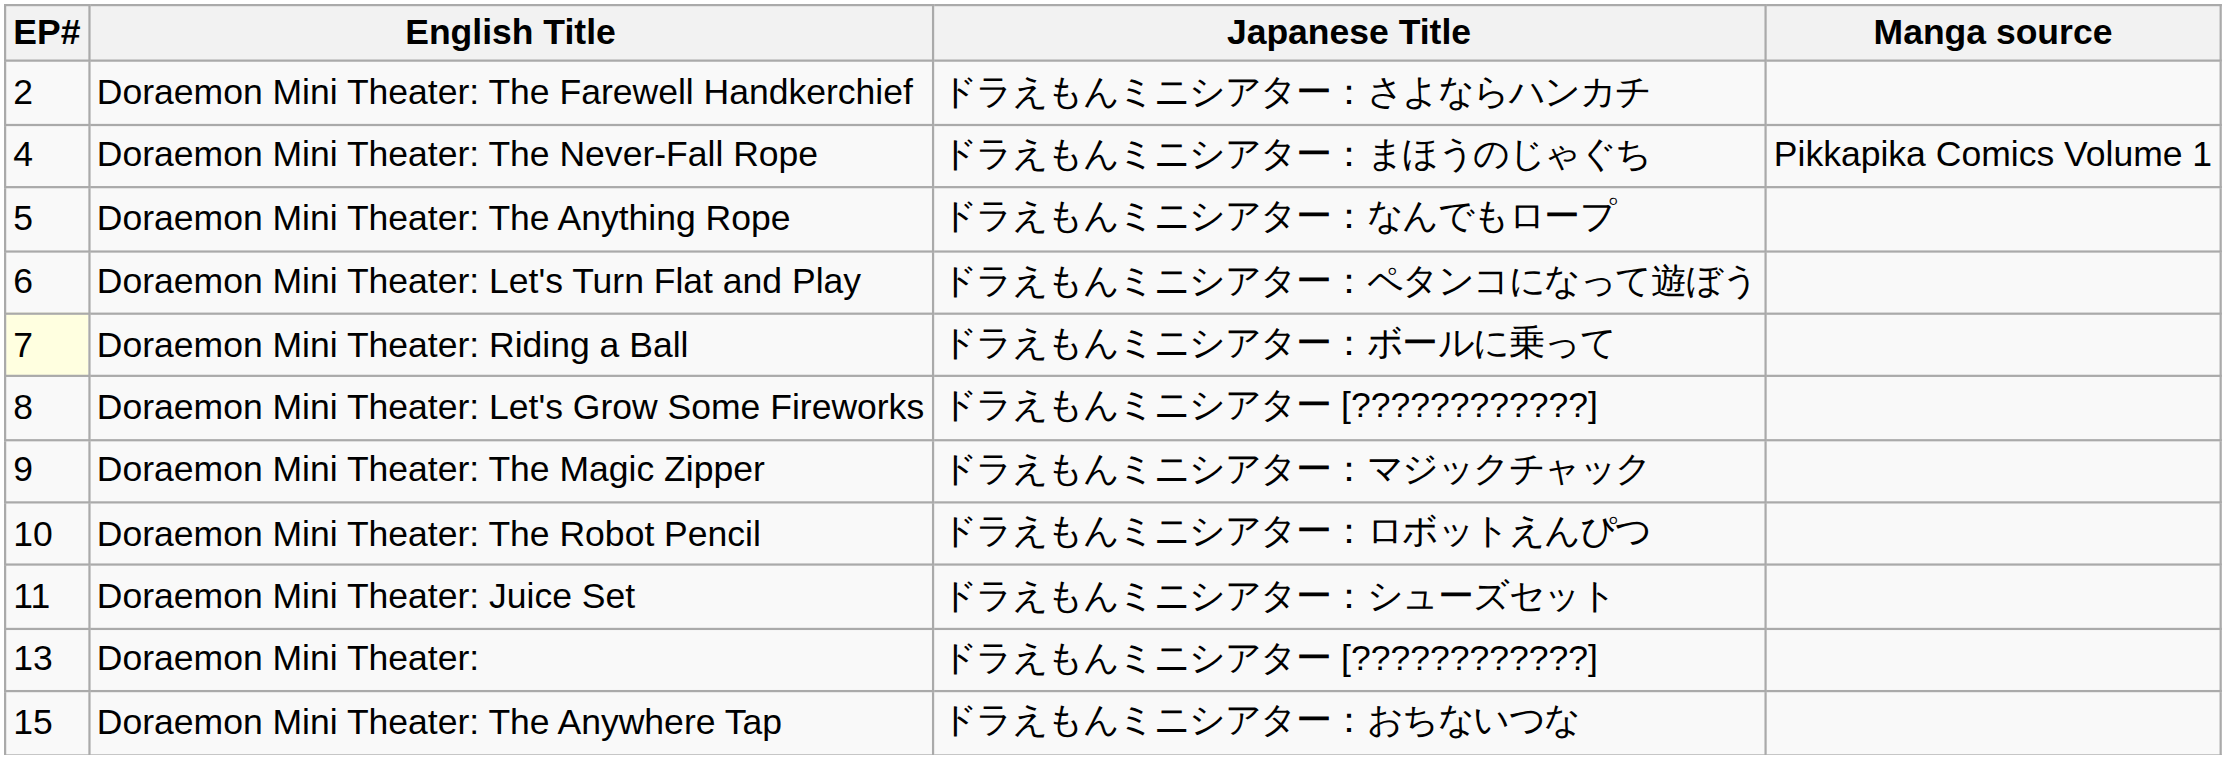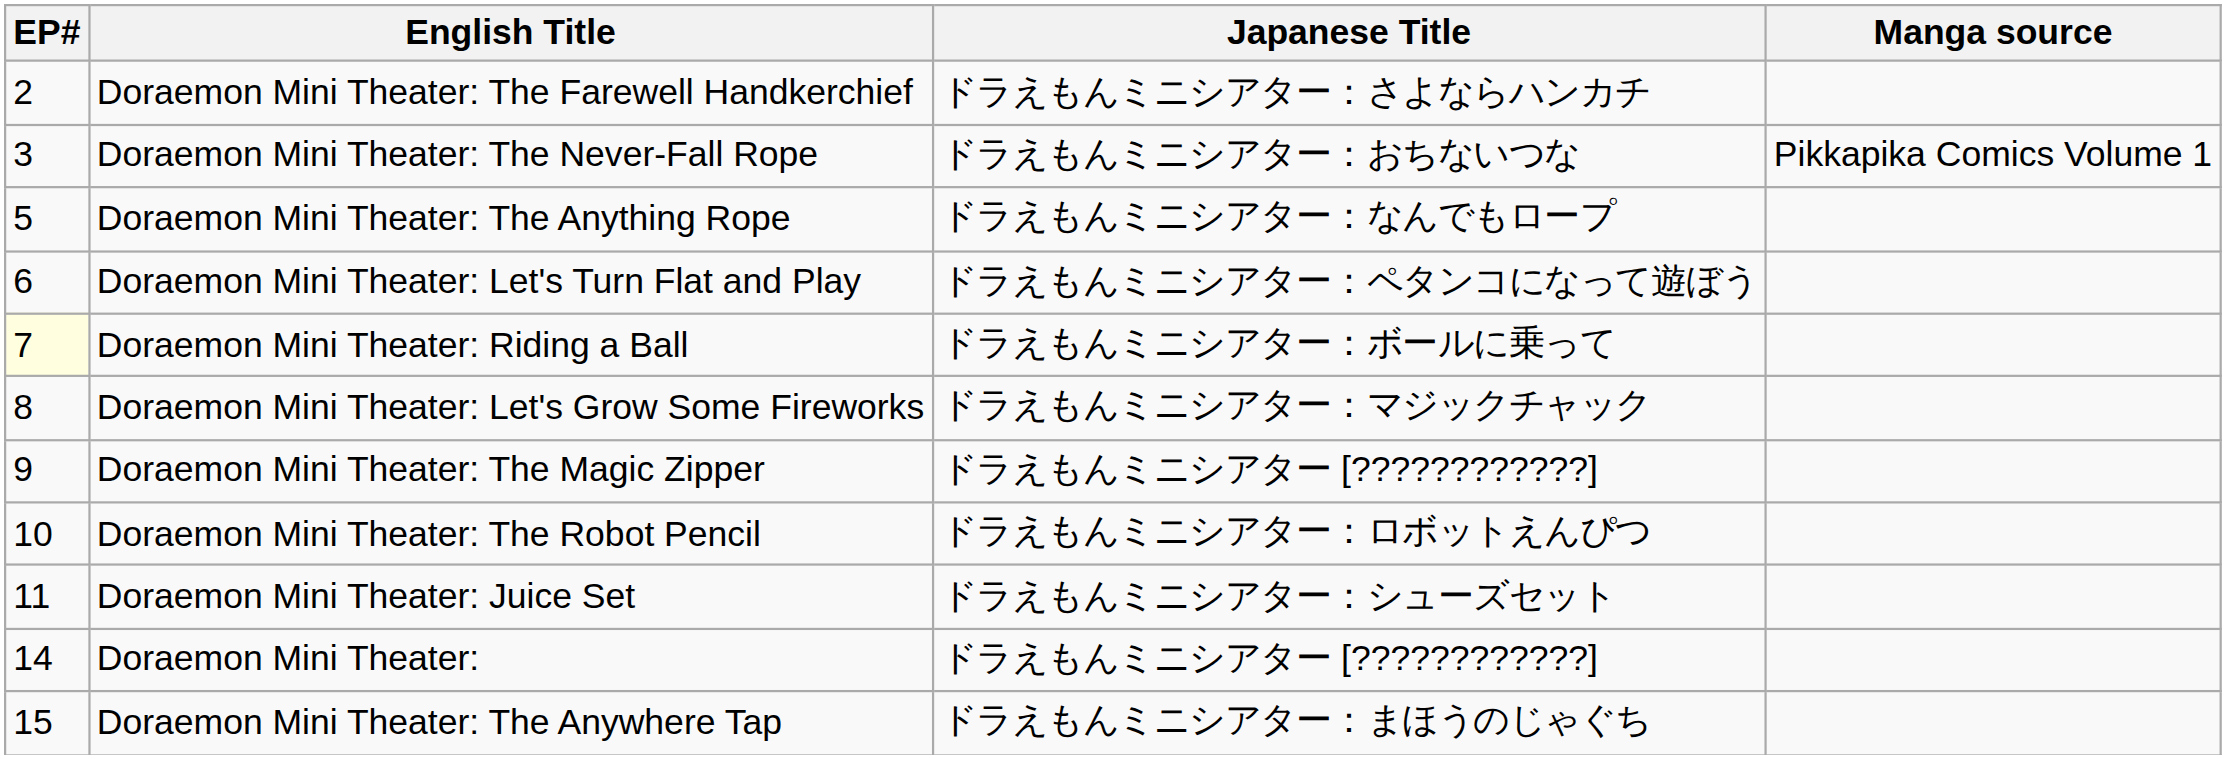(23, 155) 4 -> (23, 155) 3
(1296, 154) ドラえもんミニシアター：まほうのじゃぐち -> (1260, 154) ドラえもんミニシアター：おちないつな
(1269, 406) ドラえもんミニシアター [????????????] -> (1296, 406) ドラえもんミニシアター：マジックチャック
(1296, 469) ドラえもんミニシアター：マジックチャック -> (1269, 469) ドラえもんミニシアター [????????????]
(33, 659) 13 -> (33, 659) 14
(1260, 721) ドラえもんミニシアター：おちないつな -> (1296, 721) ドラえもんミニシアター：まほうのじゃぐち
